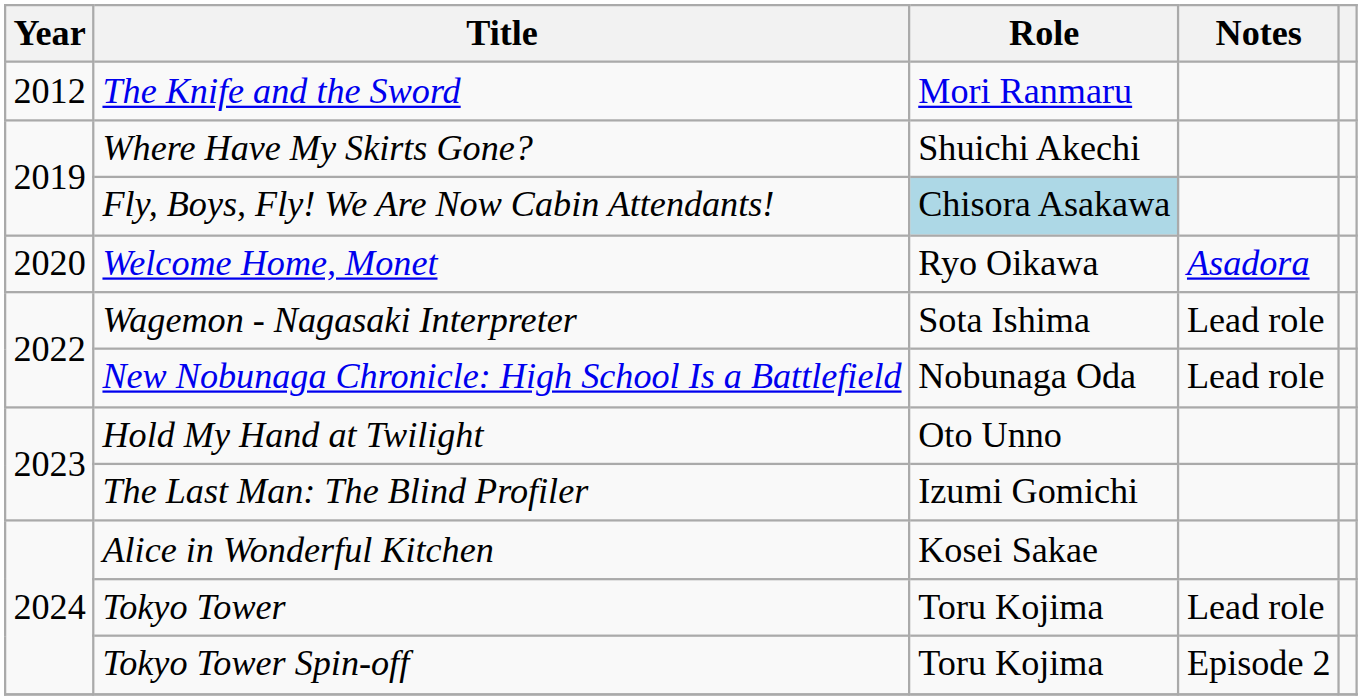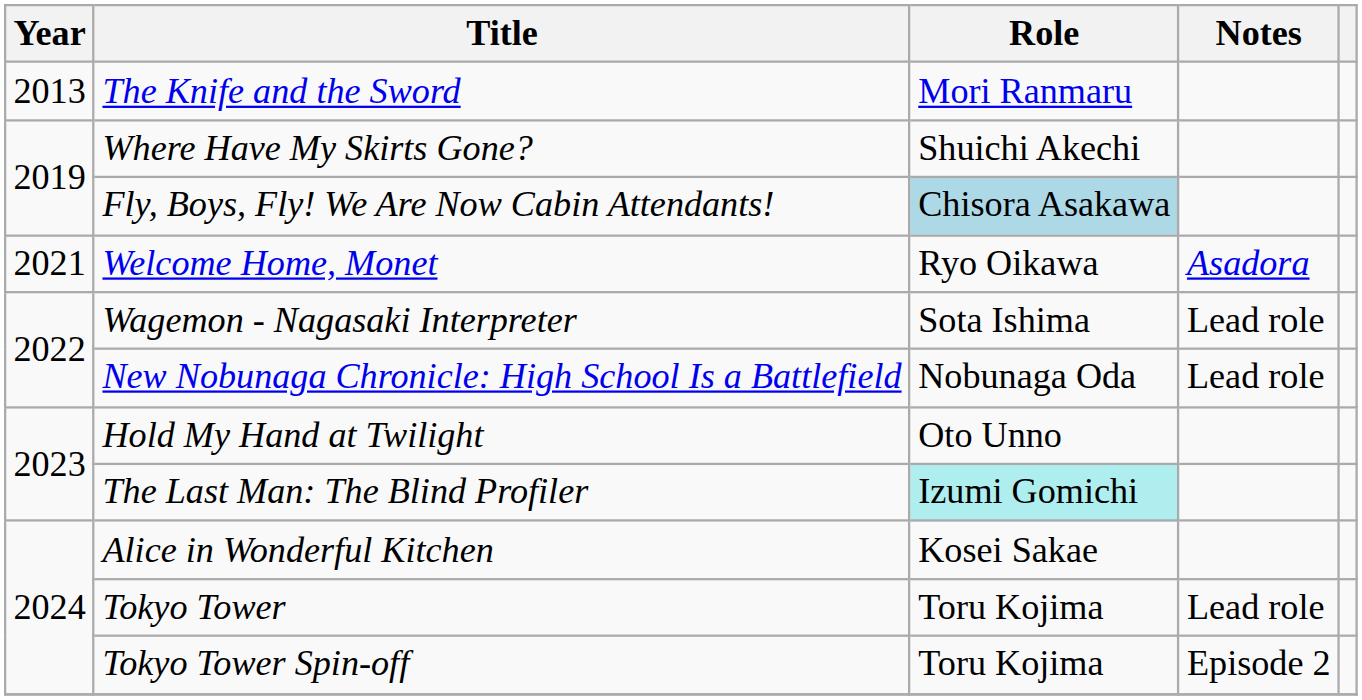(50, 90) 2012 -> (50, 90) 2013
(50, 262) 2020 -> (50, 262) 2021
(1028, 491) no background -> (1028, 491) paleturquoise background
